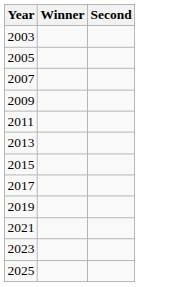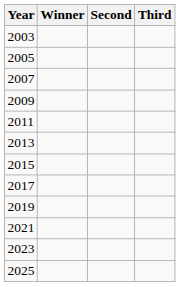+ column: (155, 15)
